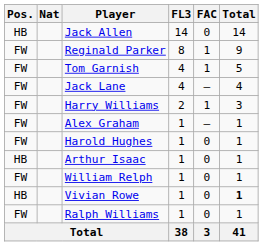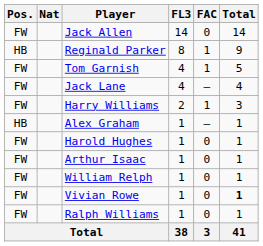(21, 32) HB -> (21, 32) FW
(21, 50) FW -> (21, 50) HB
(21, 123) FW -> (21, 123) HB
(21, 159) HB -> (21, 159) FW
(21, 196) HB -> (21, 196) FW
